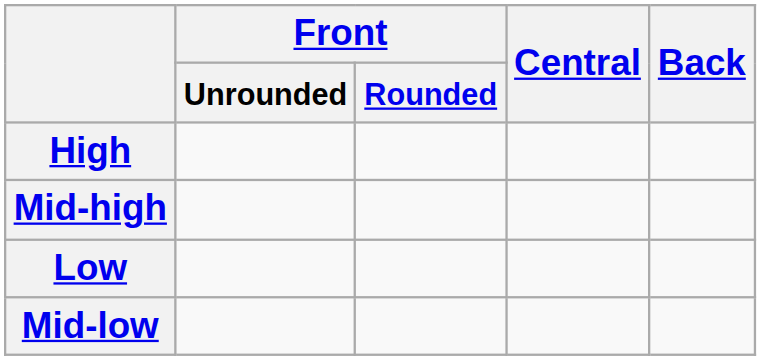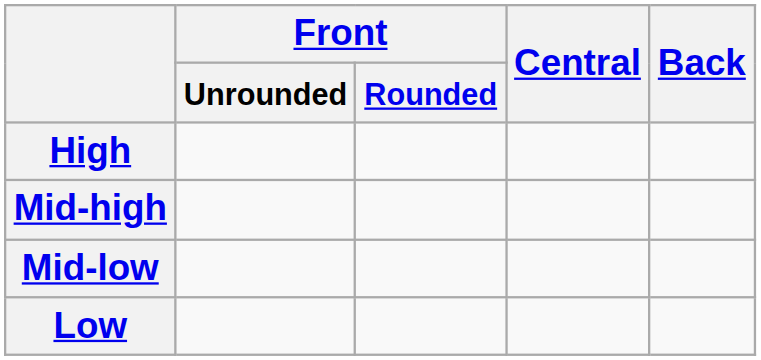rows swapped: (90, 325) <-> (90, 267)
